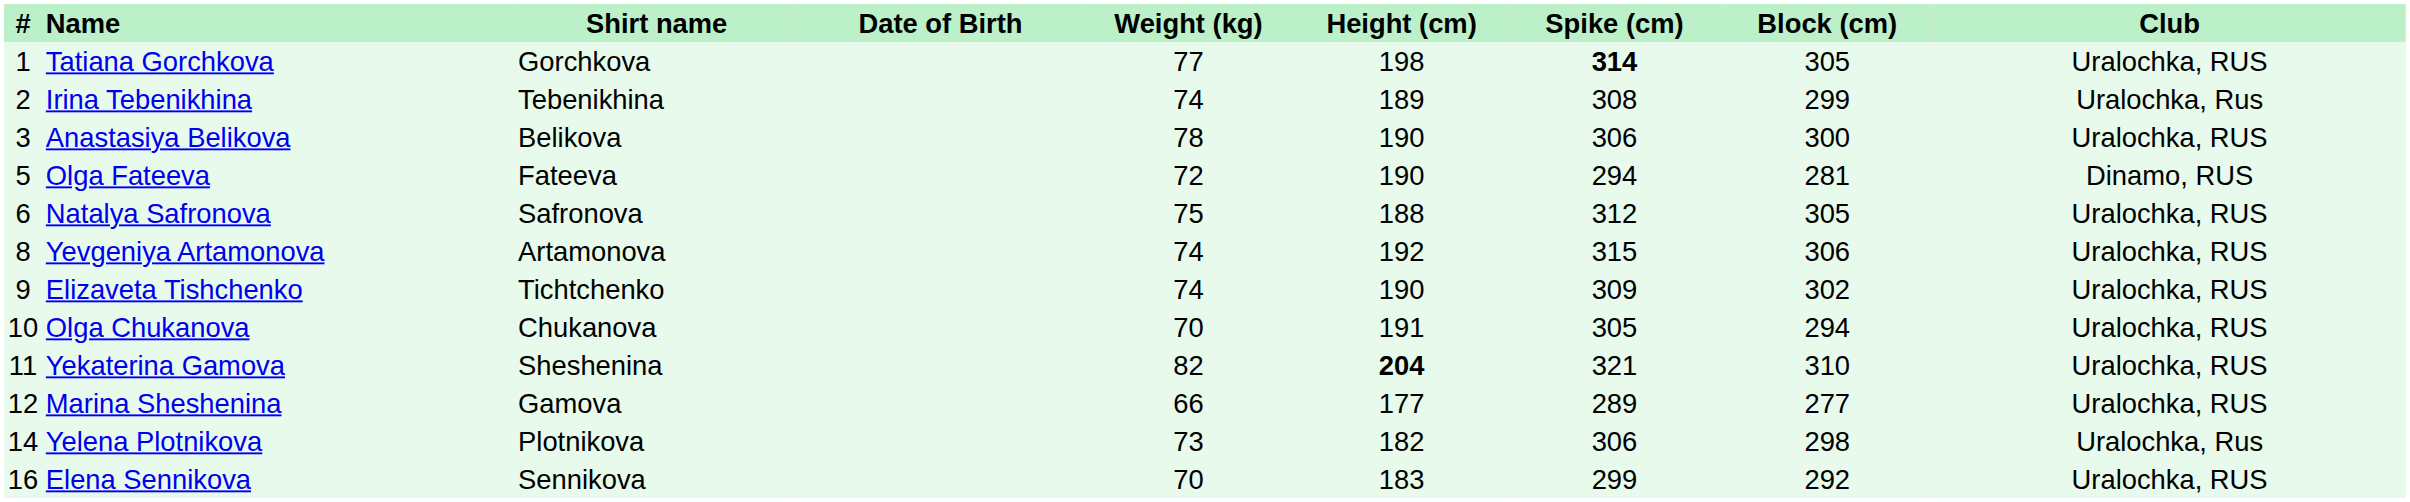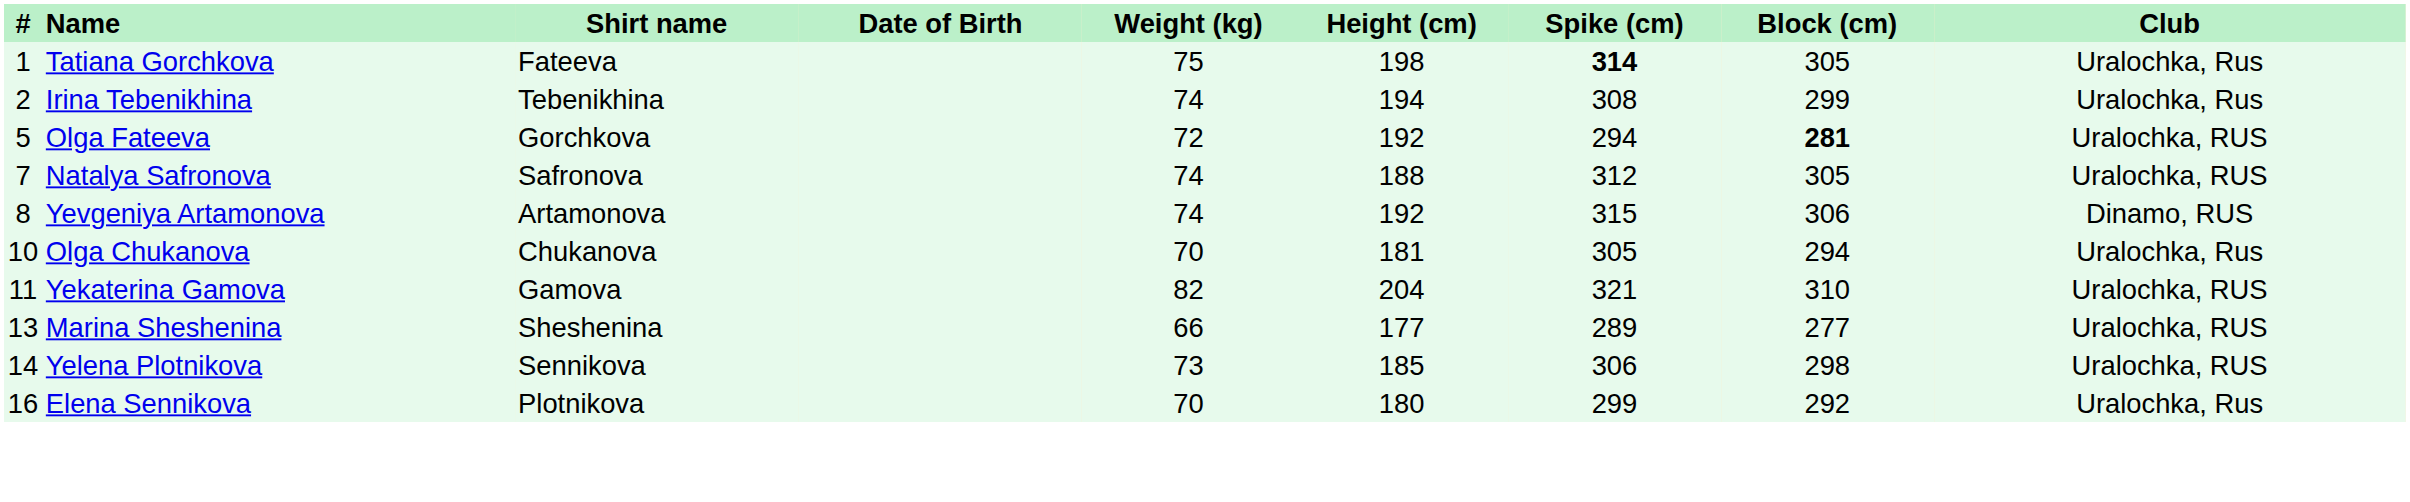(584, 61) Gorchkova -> (567, 61) Fateeva
(1188, 61) 77 -> (1188, 61) 75
(2170, 61) Uralochka, RUS -> (2170, 61) Uralochka, Rus
(1402, 99) 189 -> (1402, 99) 194
- row: (168, 137)
(567, 175) Fateeva -> (584, 137) Gorchkova
(1402, 175) 190 -> (1402, 137) 192
(1827, 175) normal -> (1827, 137) bold
(2170, 175) Dinamo, RUS -> (2170, 137) Uralochka, RUS
(23, 213) 6 -> (23, 175) 7
(1188, 213) 75 -> (1188, 175) 74
(2170, 251) Uralochka, RUS -> (2170, 213) Dinamo, RUS
- row: (174, 289)
(1402, 327) 191 -> (1402, 251) 181
(2170, 327) Uralochka, RUS -> (2170, 251) Uralochka, Rus
(590, 365) Sheshenina -> (570, 289) Gamova
(1402, 365) bold -> (1402, 289) normal
(23, 403) 12 -> (23, 327) 13
(570, 403) Gamova -> (590, 327) Sheshenina
(581, 441) Plotnikova -> (582, 365) Sennikova
(1402, 441) 182 -> (1402, 365) 185
(2170, 441) Uralochka, Rus -> (2170, 365) Uralochka, RUS
(582, 479) Sennikova -> (581, 403) Plotnikova
(1402, 479) 183 -> (1402, 403) 180
(2170, 479) Uralochka, RUS -> (2170, 403) Uralochka, Rus
